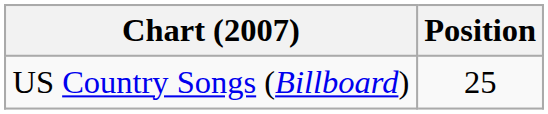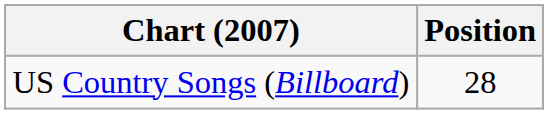(480, 81) 25 -> (480, 81) 28
